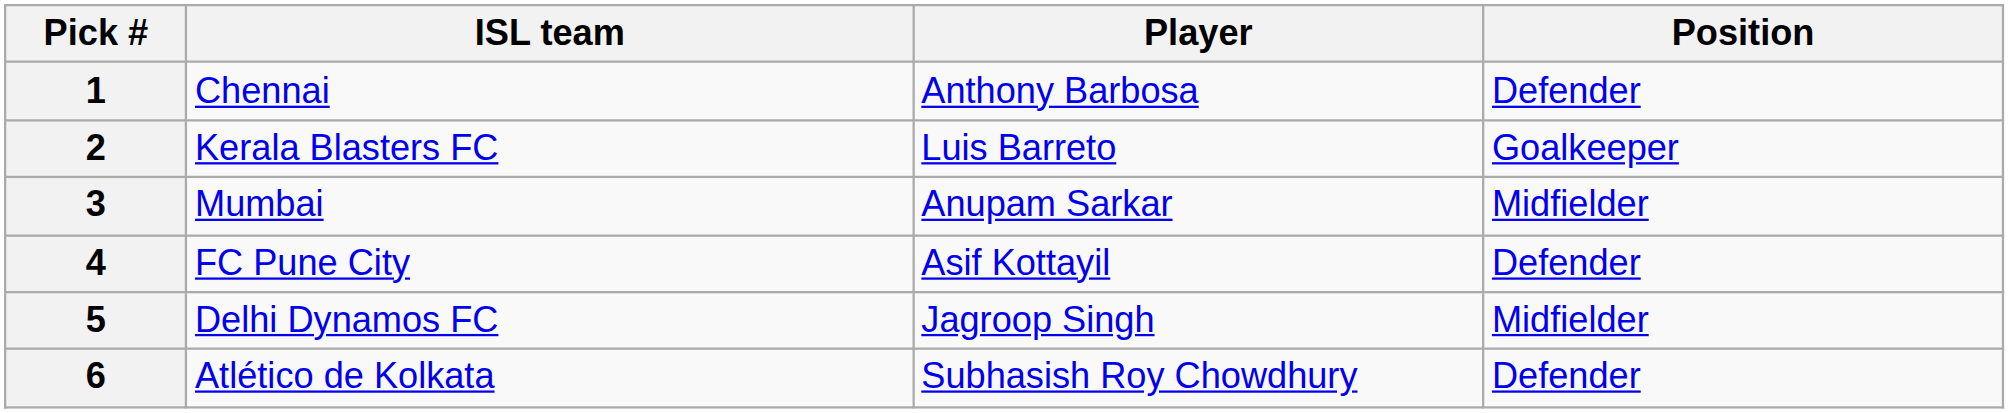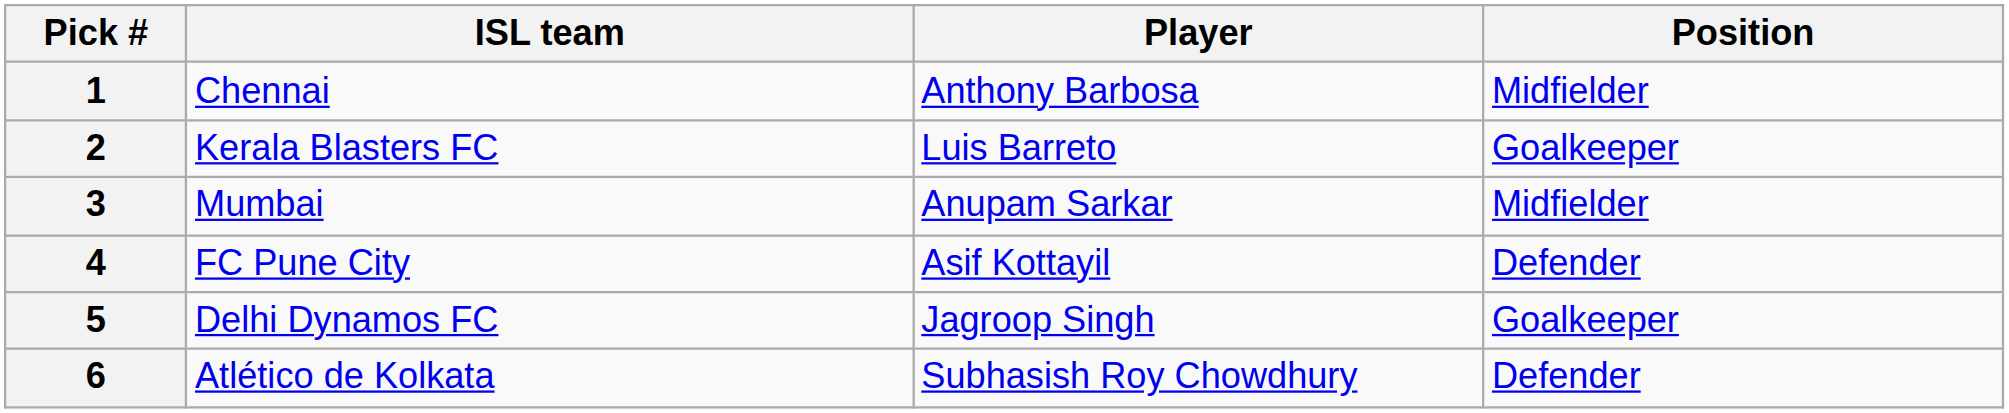(1566, 90) Defender -> (1570, 90) Midfielder
(1570, 319) Midfielder -> (1585, 319) Goalkeeper
